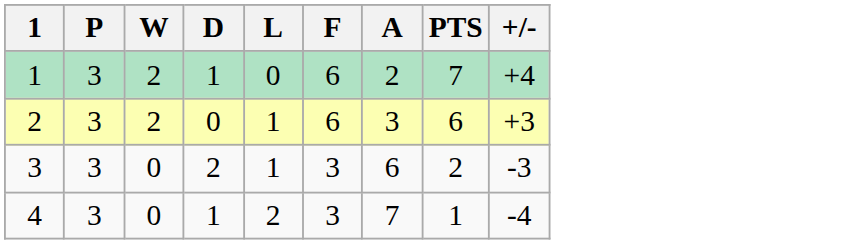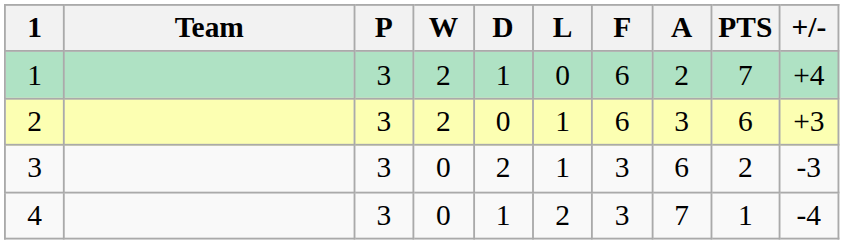+ column: (209, 27)
